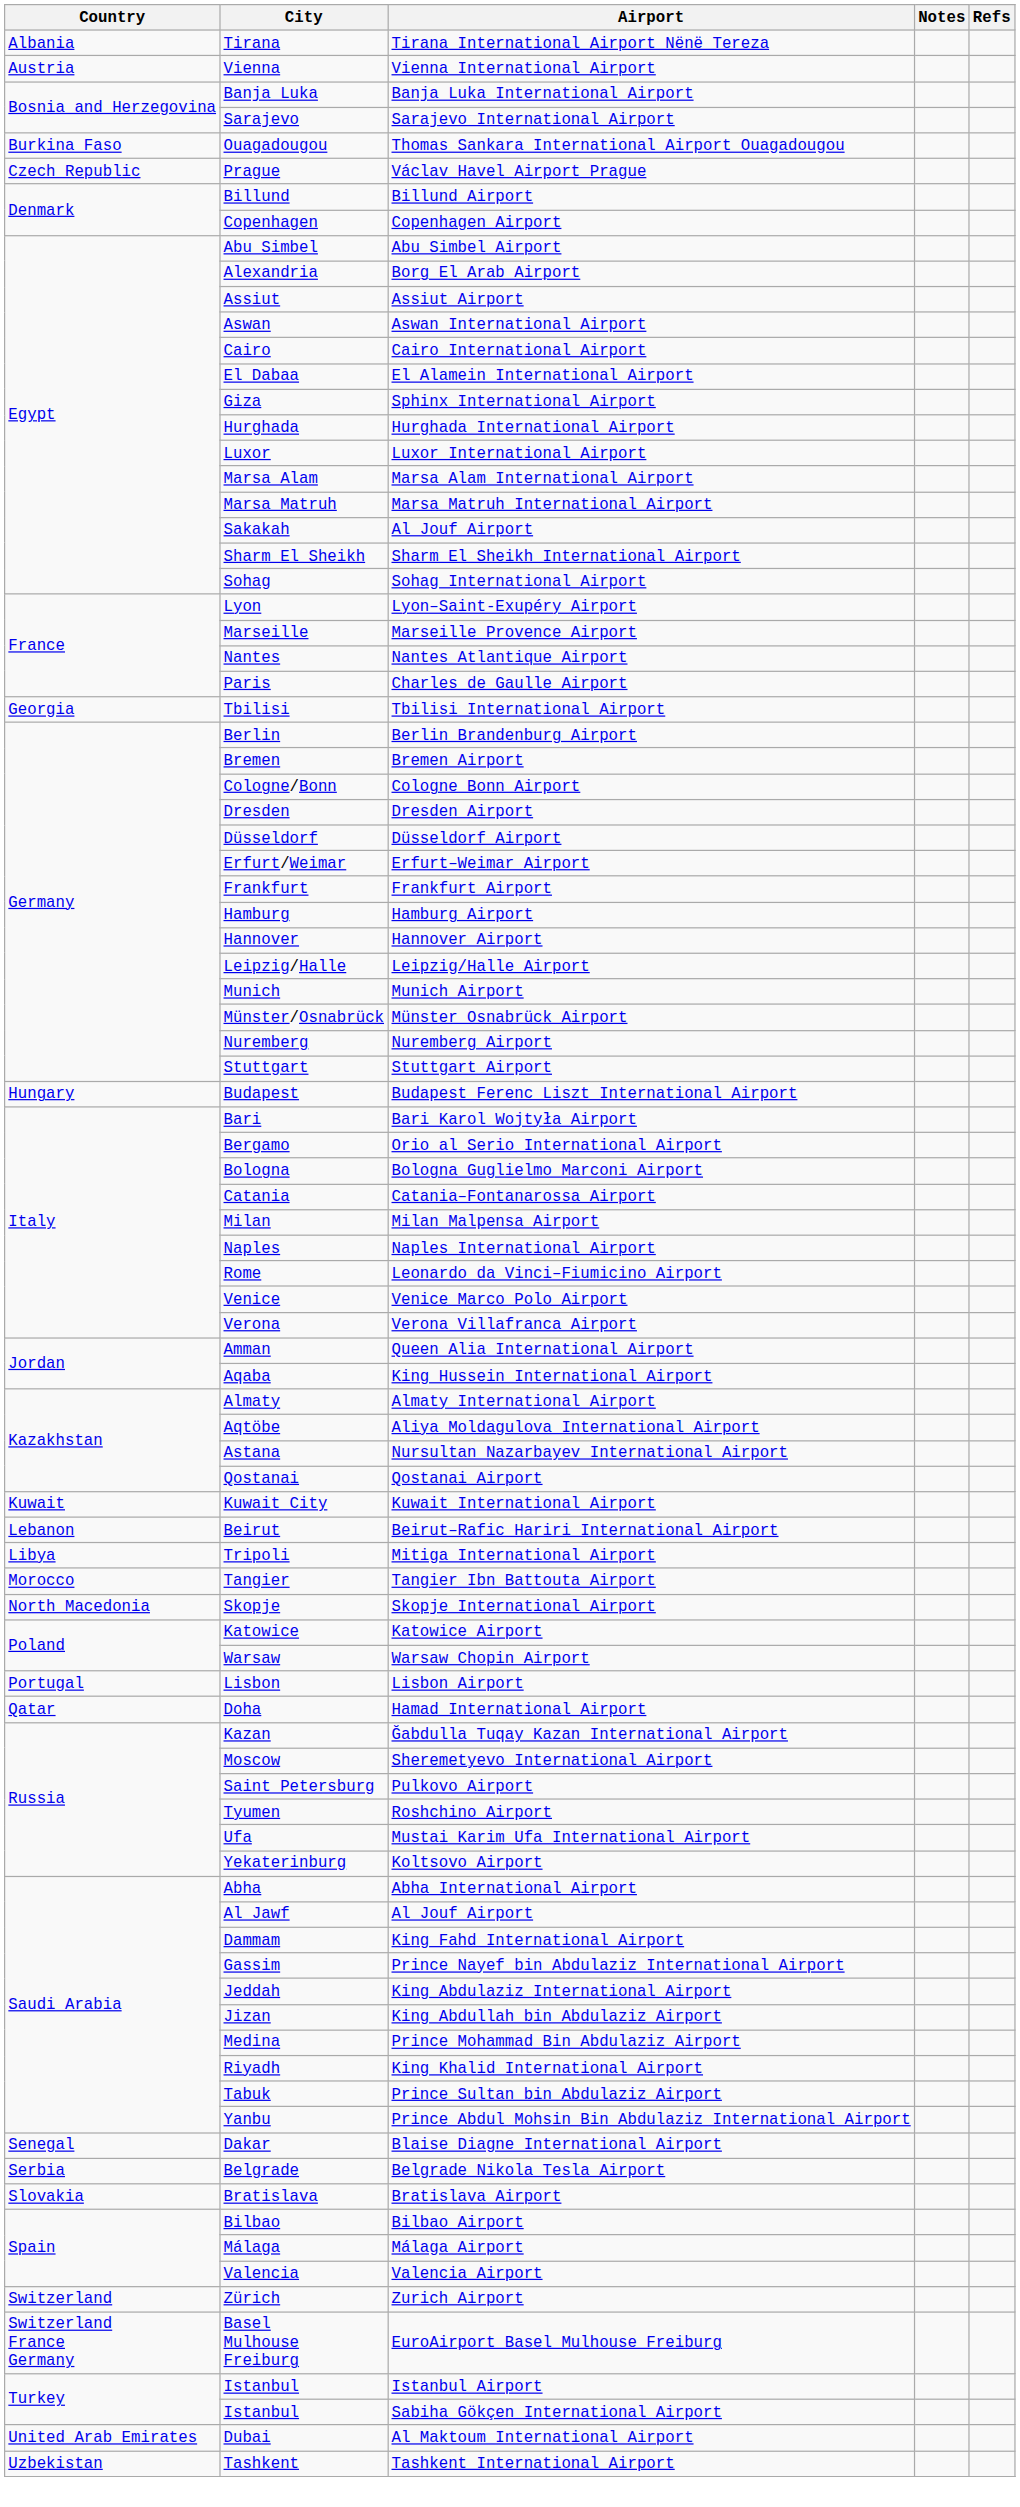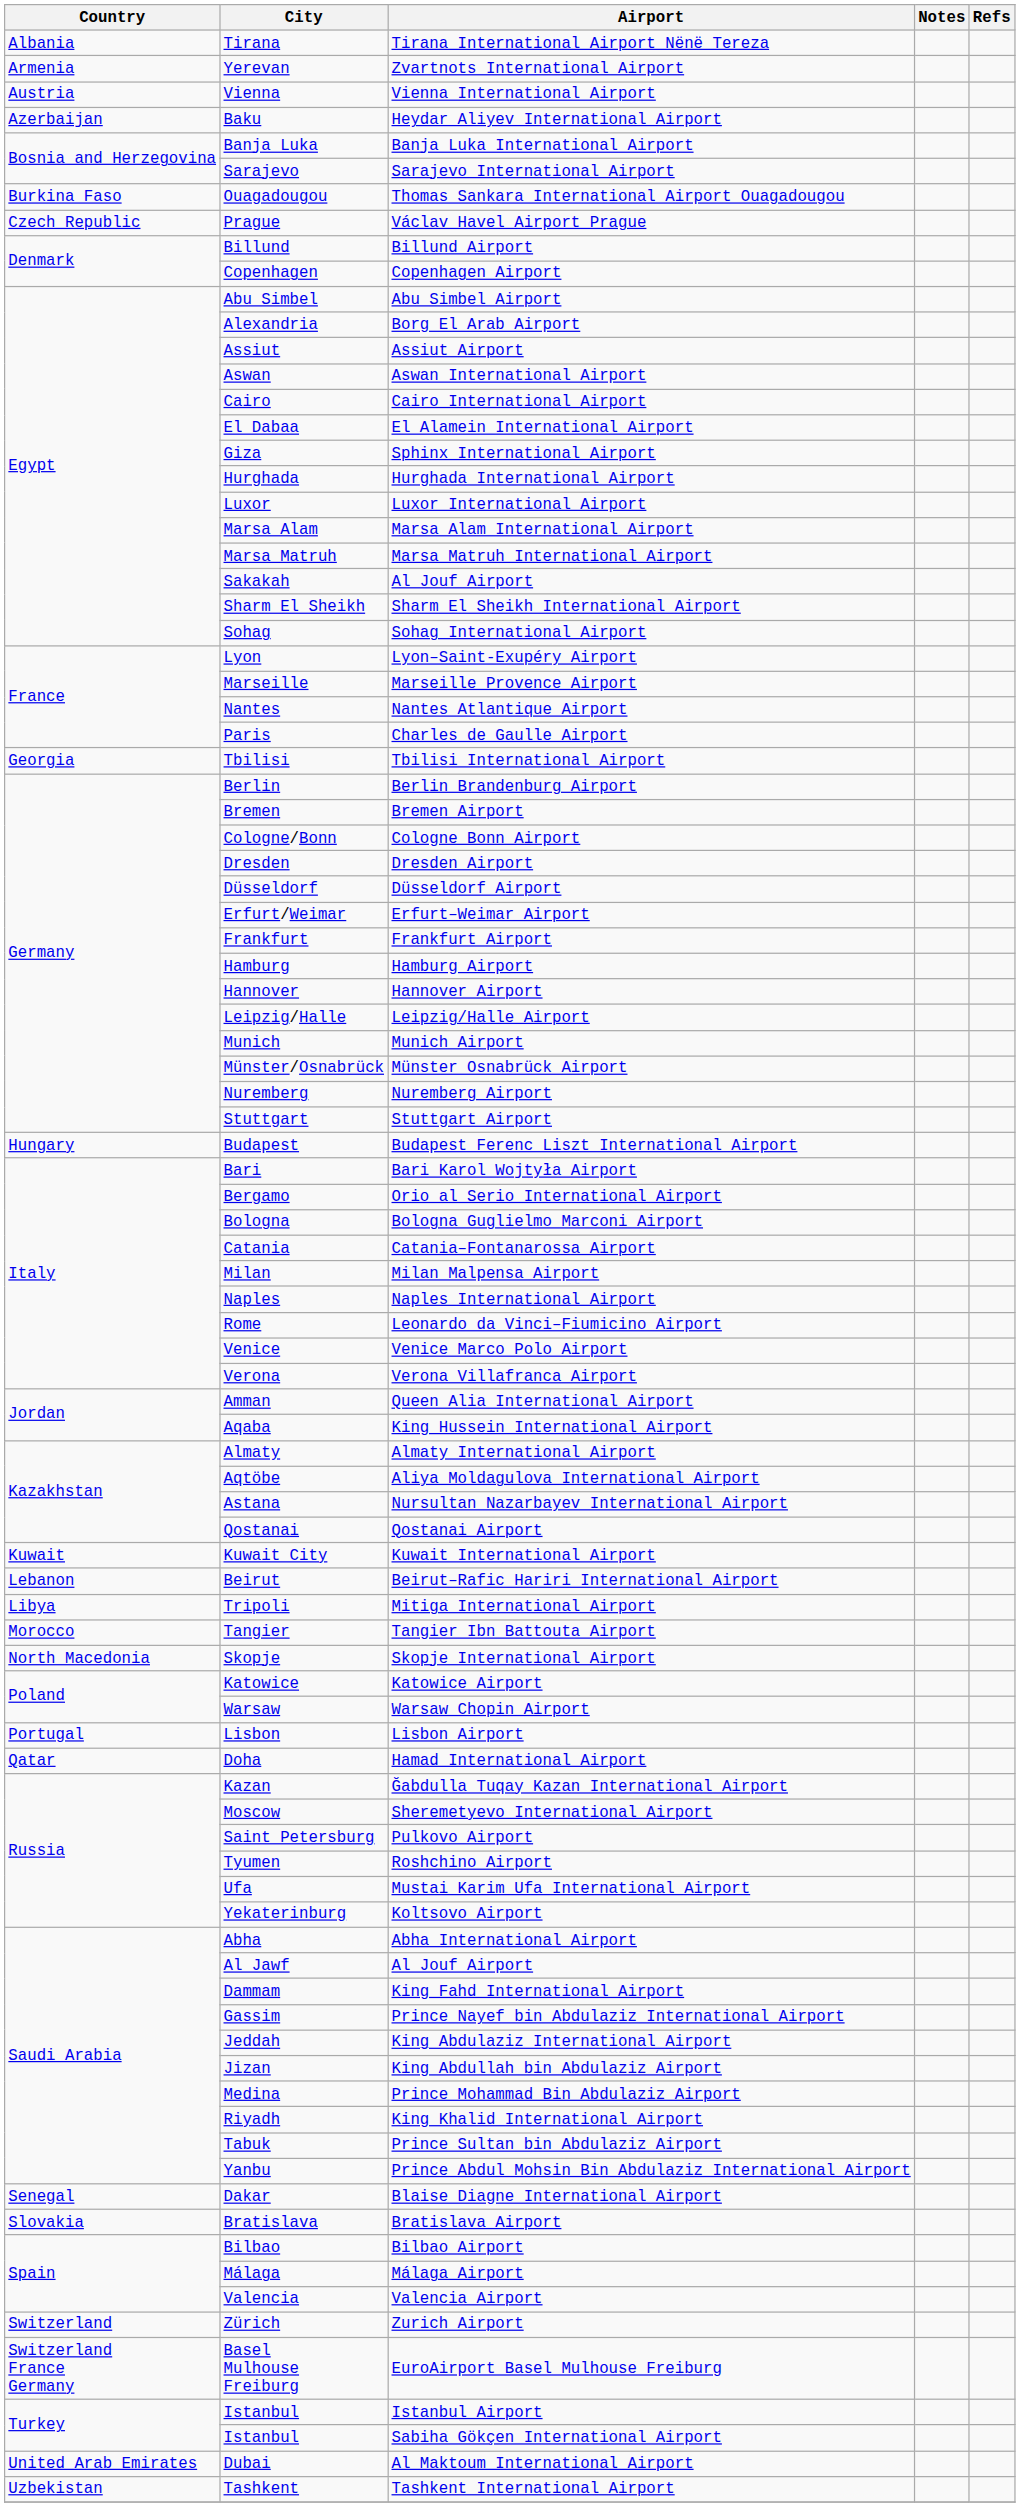+ row: (257, 69)
+ row: (242, 120)
- row: (261, 2171)
